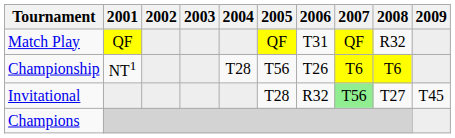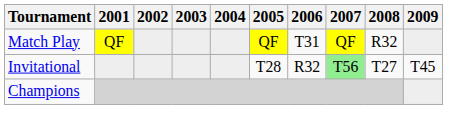- row: (54, 68)
